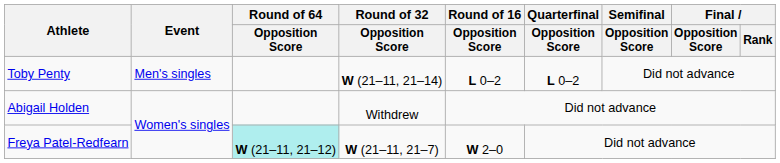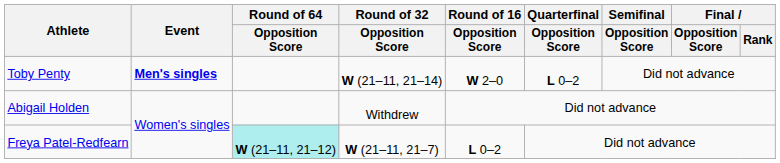(173, 74) normal -> (176, 74) bold
(485, 81) L 0–2 -> (485, 81) W 2–0
(485, 149) W 2–0 -> (485, 149) L 0–2
